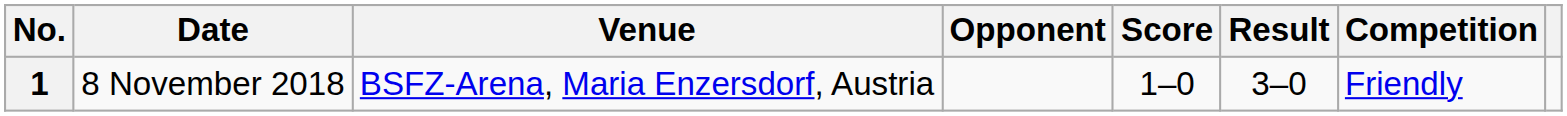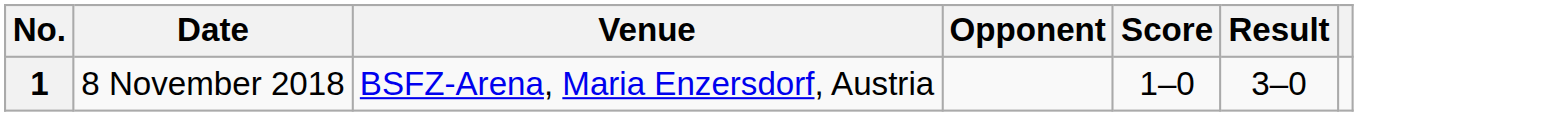- column: (1442, 30)
